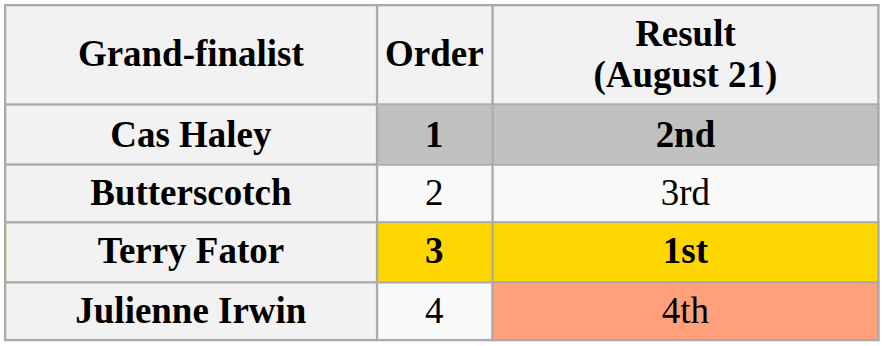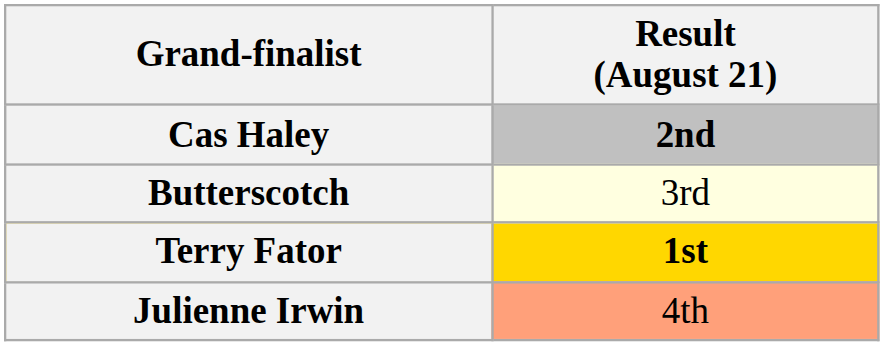- column: (434, 54)
(685, 192) no background -> (685, 192) lightyellow background
